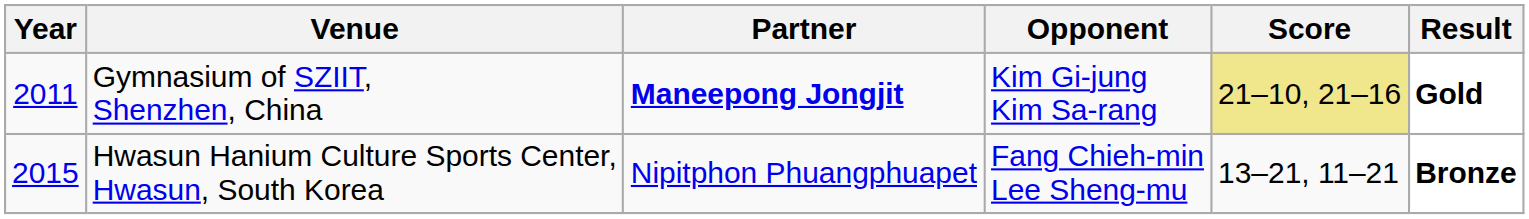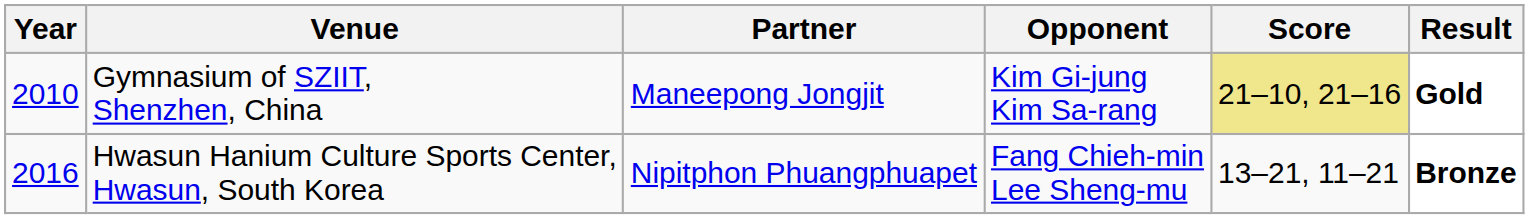(45, 93) 2011 -> (45, 93) 2010
(767, 93) bold -> (757, 93) normal
(45, 174) 2015 -> (45, 174) 2016
